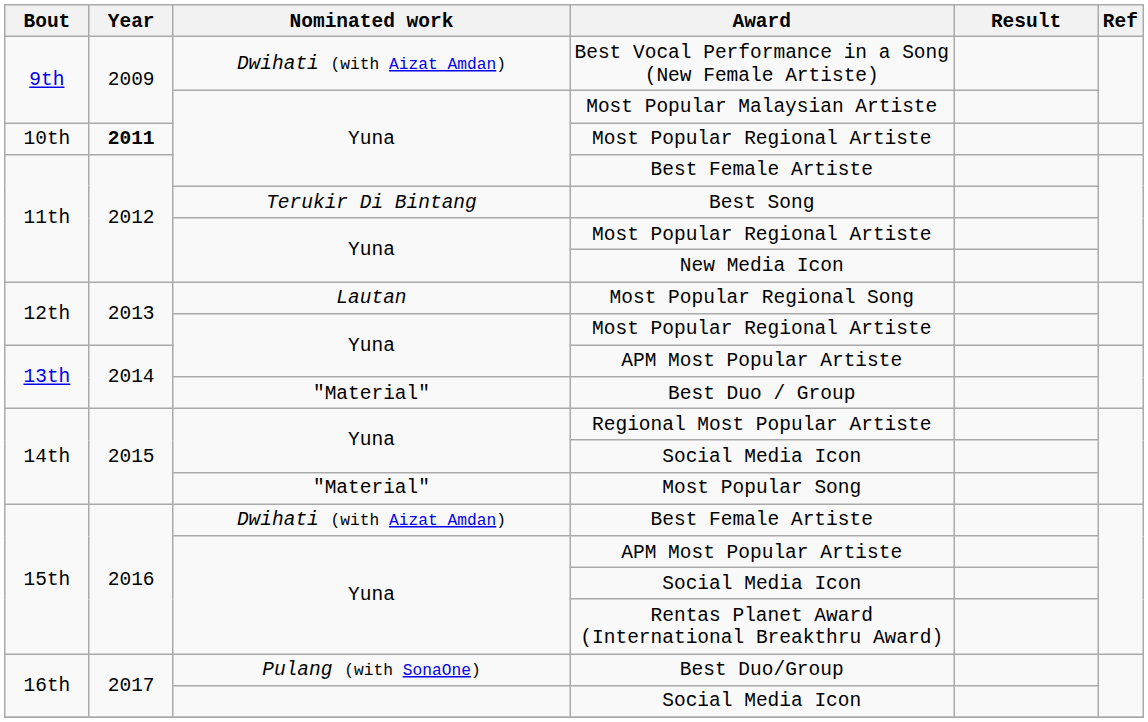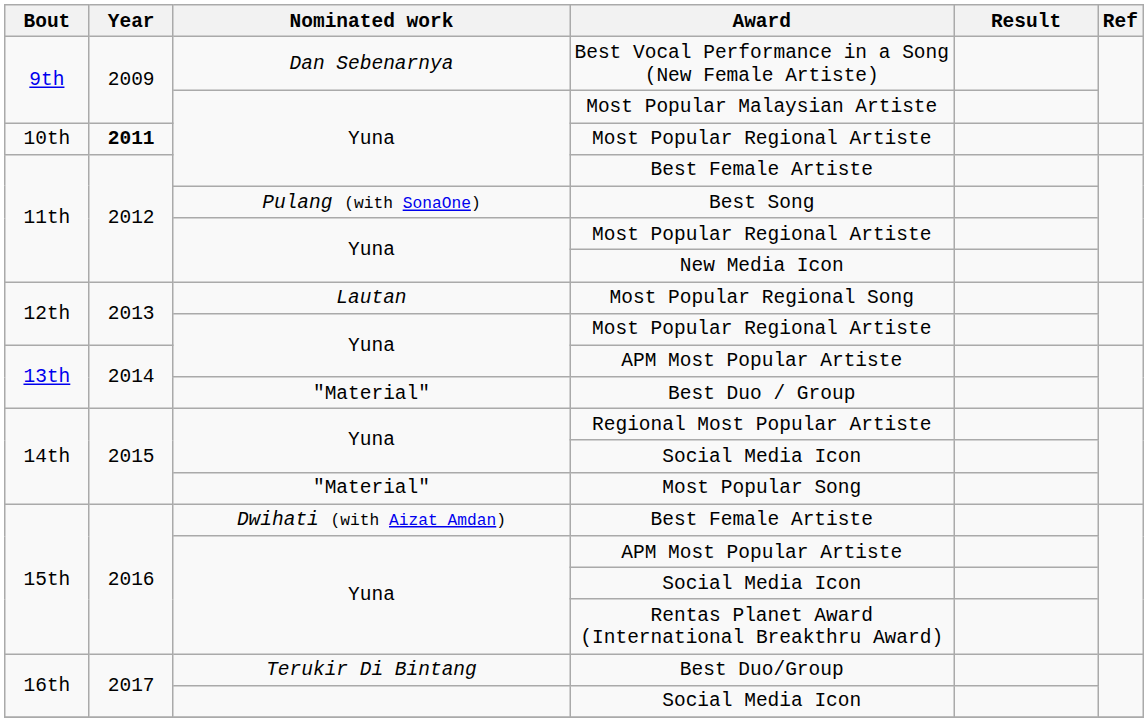(371, 64) Dwihati (with Aizat Amdan) -> (371, 64) Dan Sebenarnya
(371, 202) Terukir Di Bintang -> (371, 202) Pulang (with SonaOne)
(371, 669) Pulang (with SonaOne) -> (371, 669) Terukir Di Bintang
